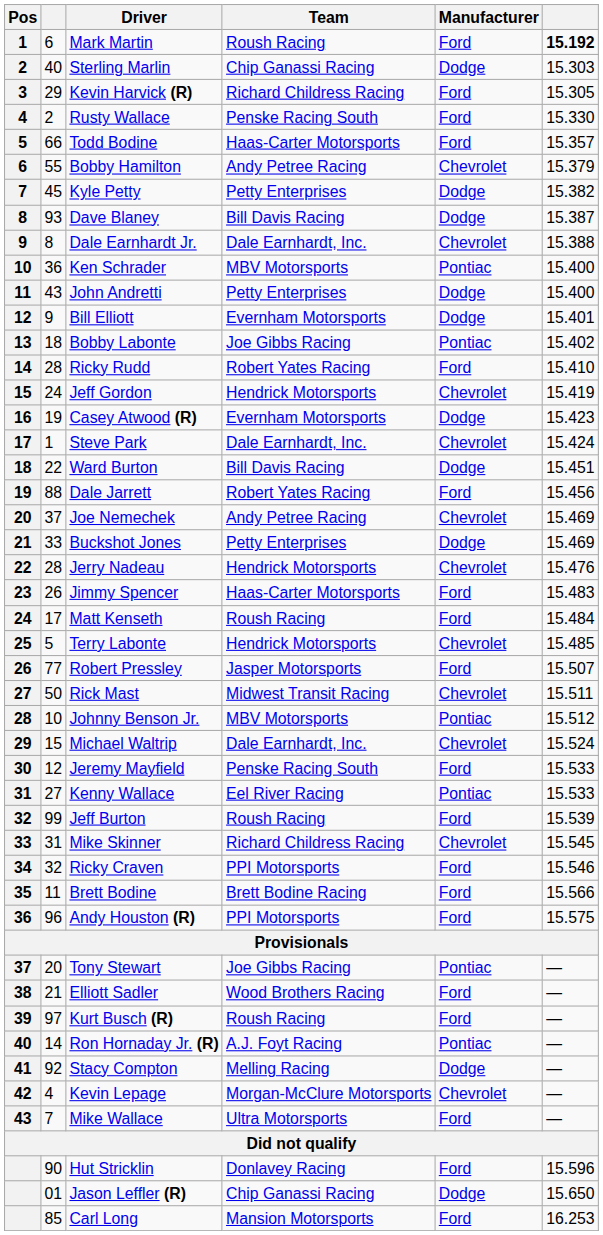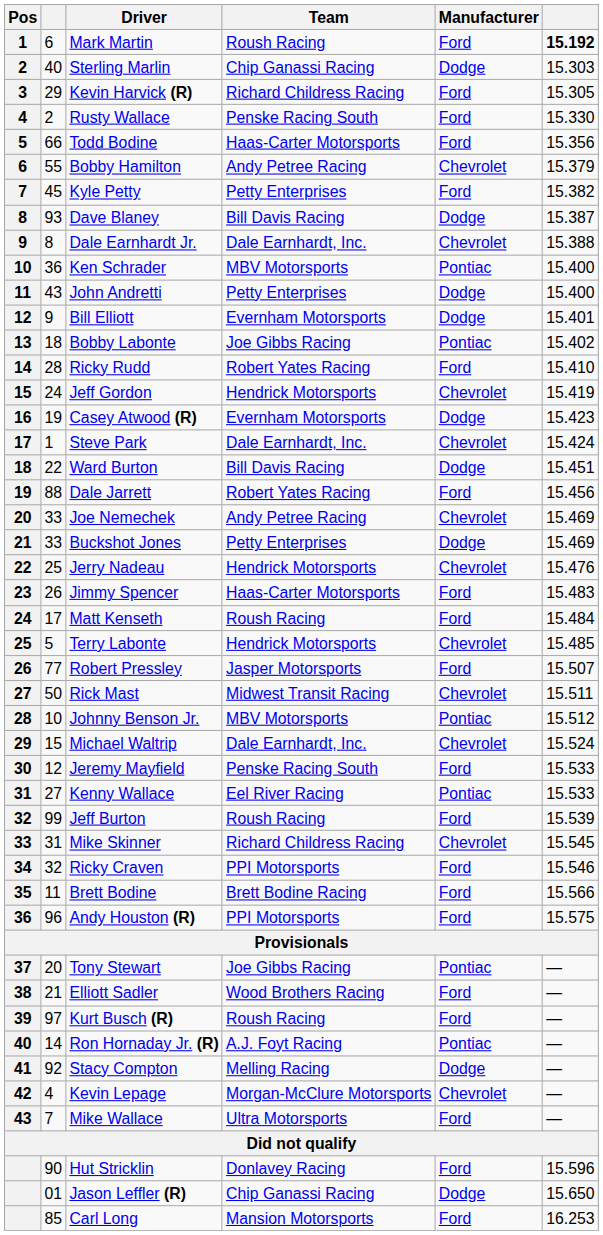(570, 142) 15.357 -> (570, 142) 15.356
(462, 192) Dodge -> (455, 192) Ford
(53, 518) 37 -> (53, 518) 33
(53, 568) 28 -> (53, 568) 25
